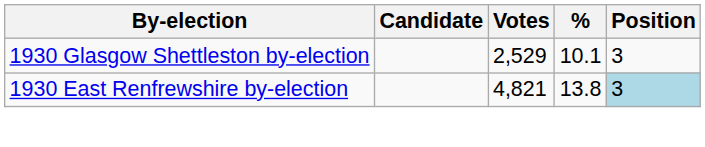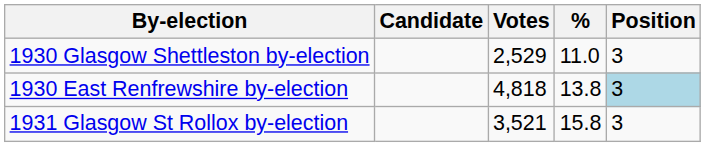(581, 55) 10.1 -> (580, 55) 11.0
(520, 89) 4,821 -> (520, 89) 4,818
+ row: (179, 123)
